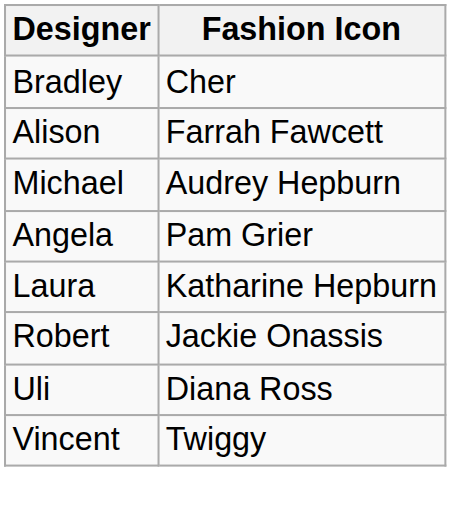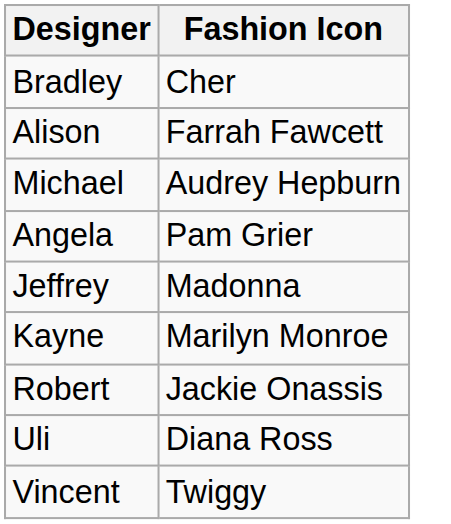- row: (54, 286)
+ row: (61, 286)
+ row: (58, 337)
